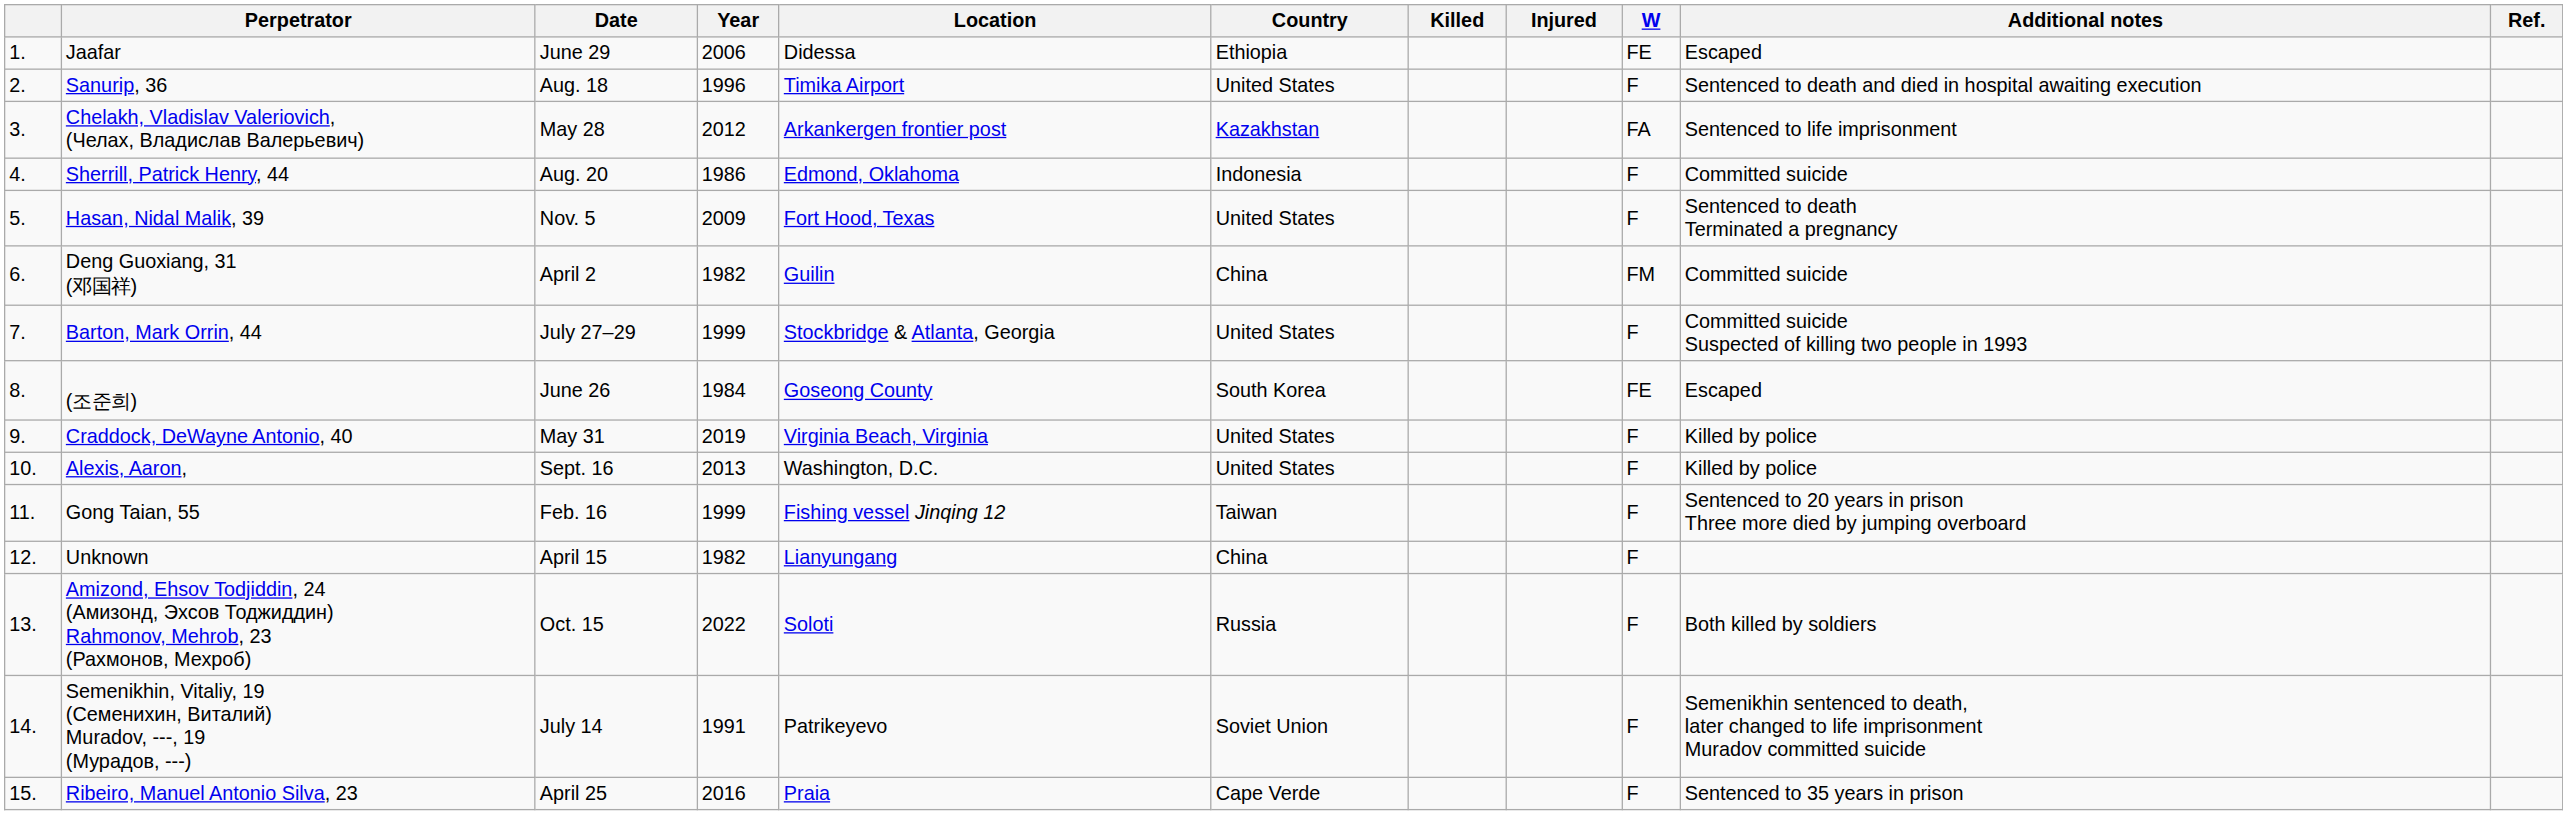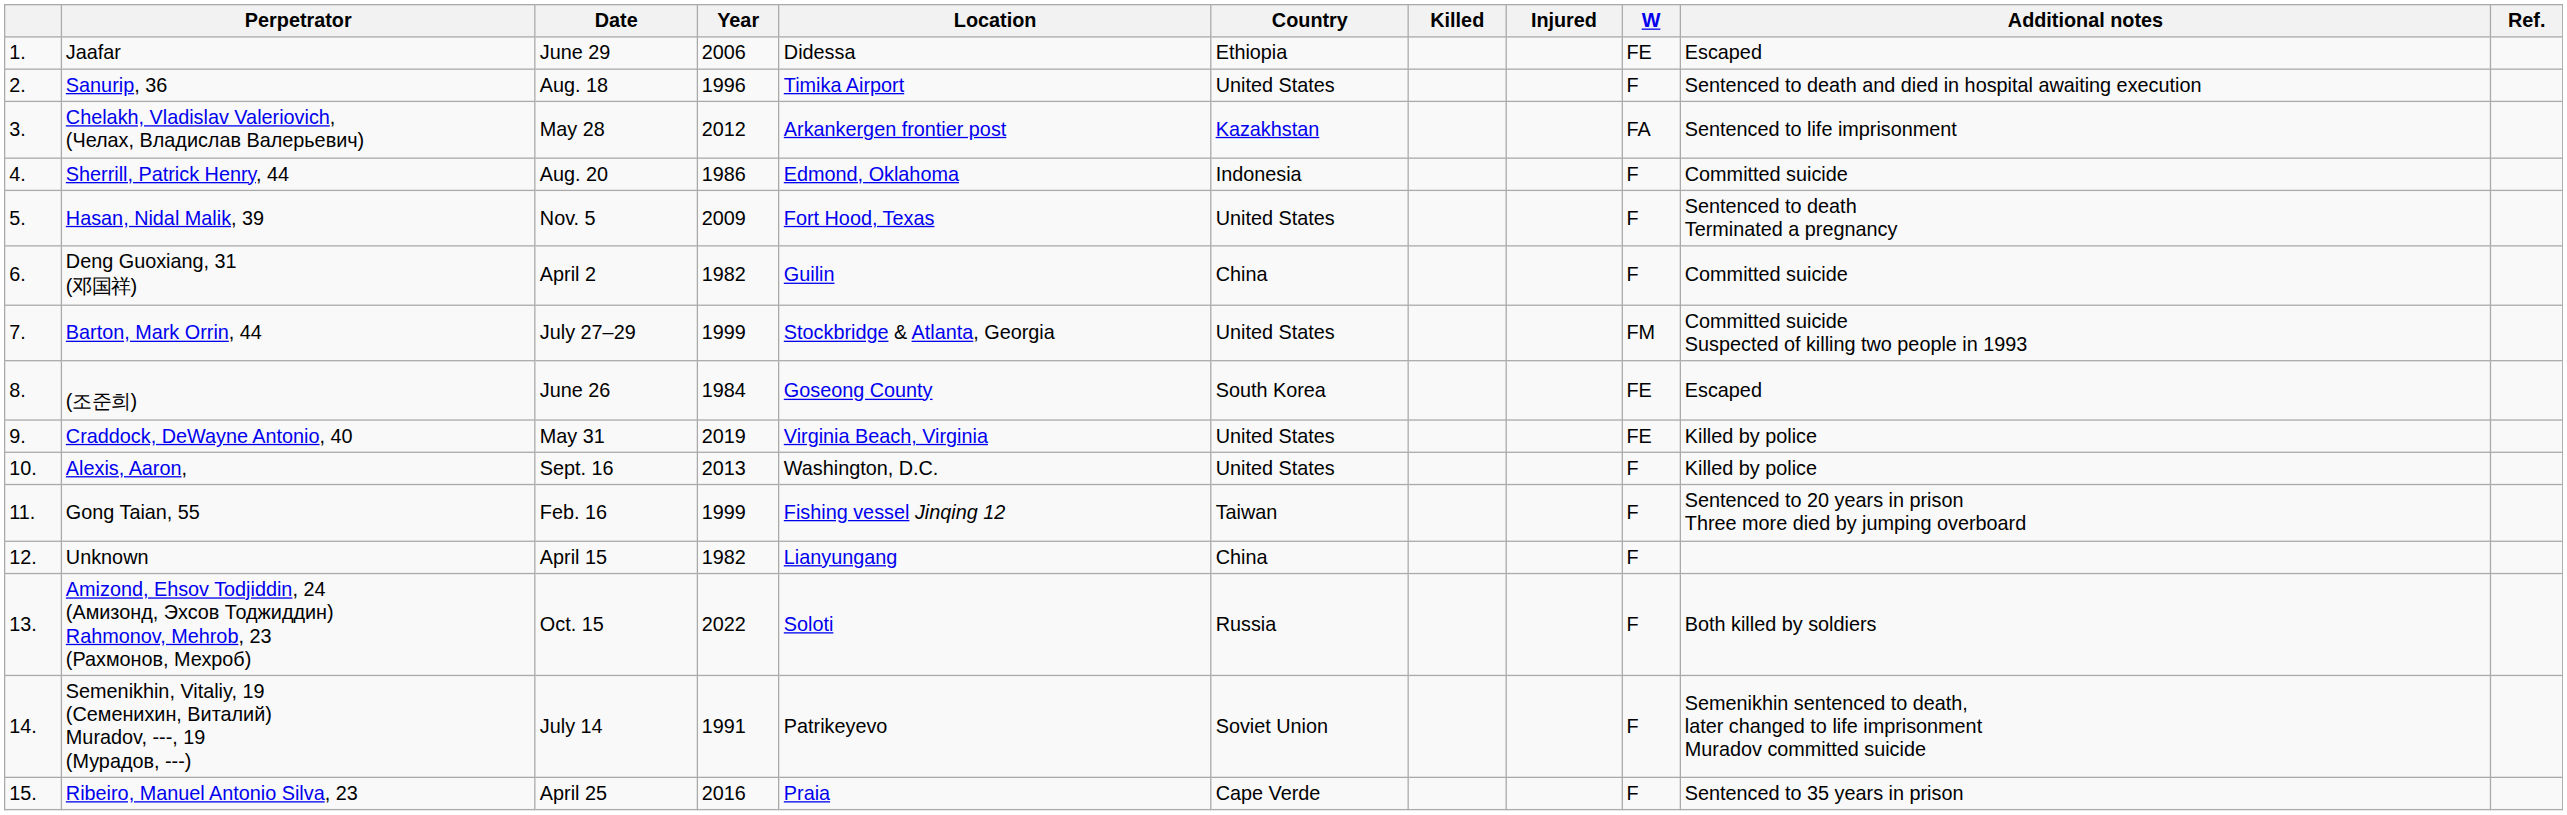(1641, 275) FM -> (1633, 275) F
(1633, 333) F -> (1641, 333) FM
(1633, 436) F -> (1639, 436) FE
